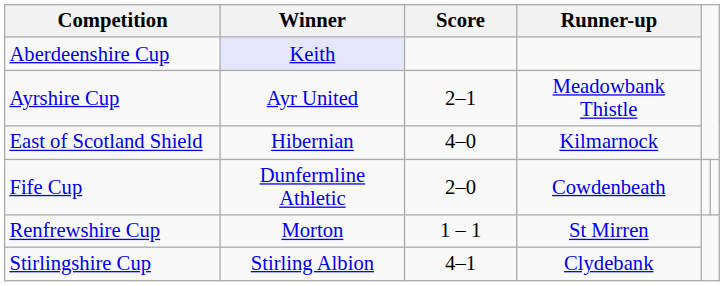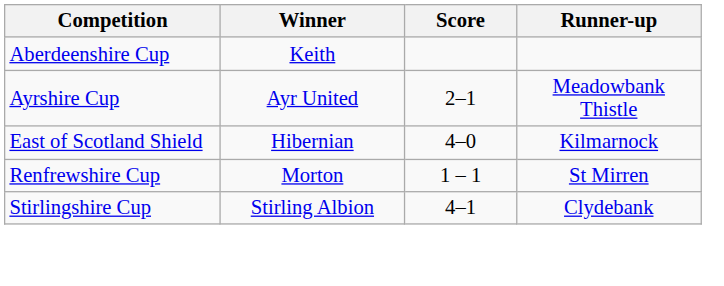(312, 53) lavender background -> (312, 53) no background
- row: (46, 186)
